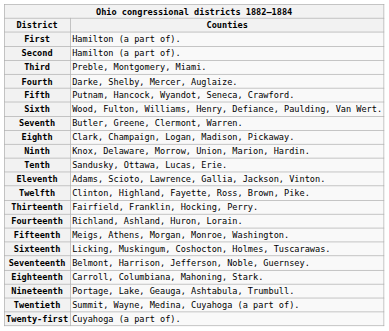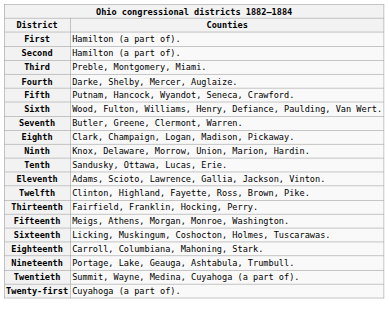- row: (37, 221)
- row: (37, 263)
